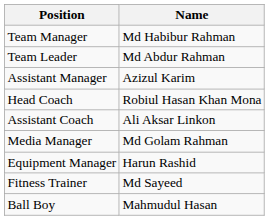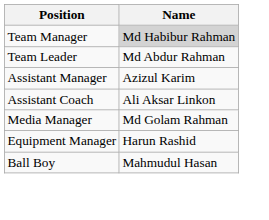(179, 36) no background -> (179, 36) lightgrey background
- row: (40, 99)
- row: (47, 183)
